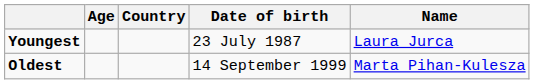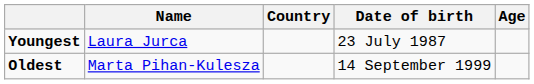columns swapped: (440, 17) <-> (101, 17)
